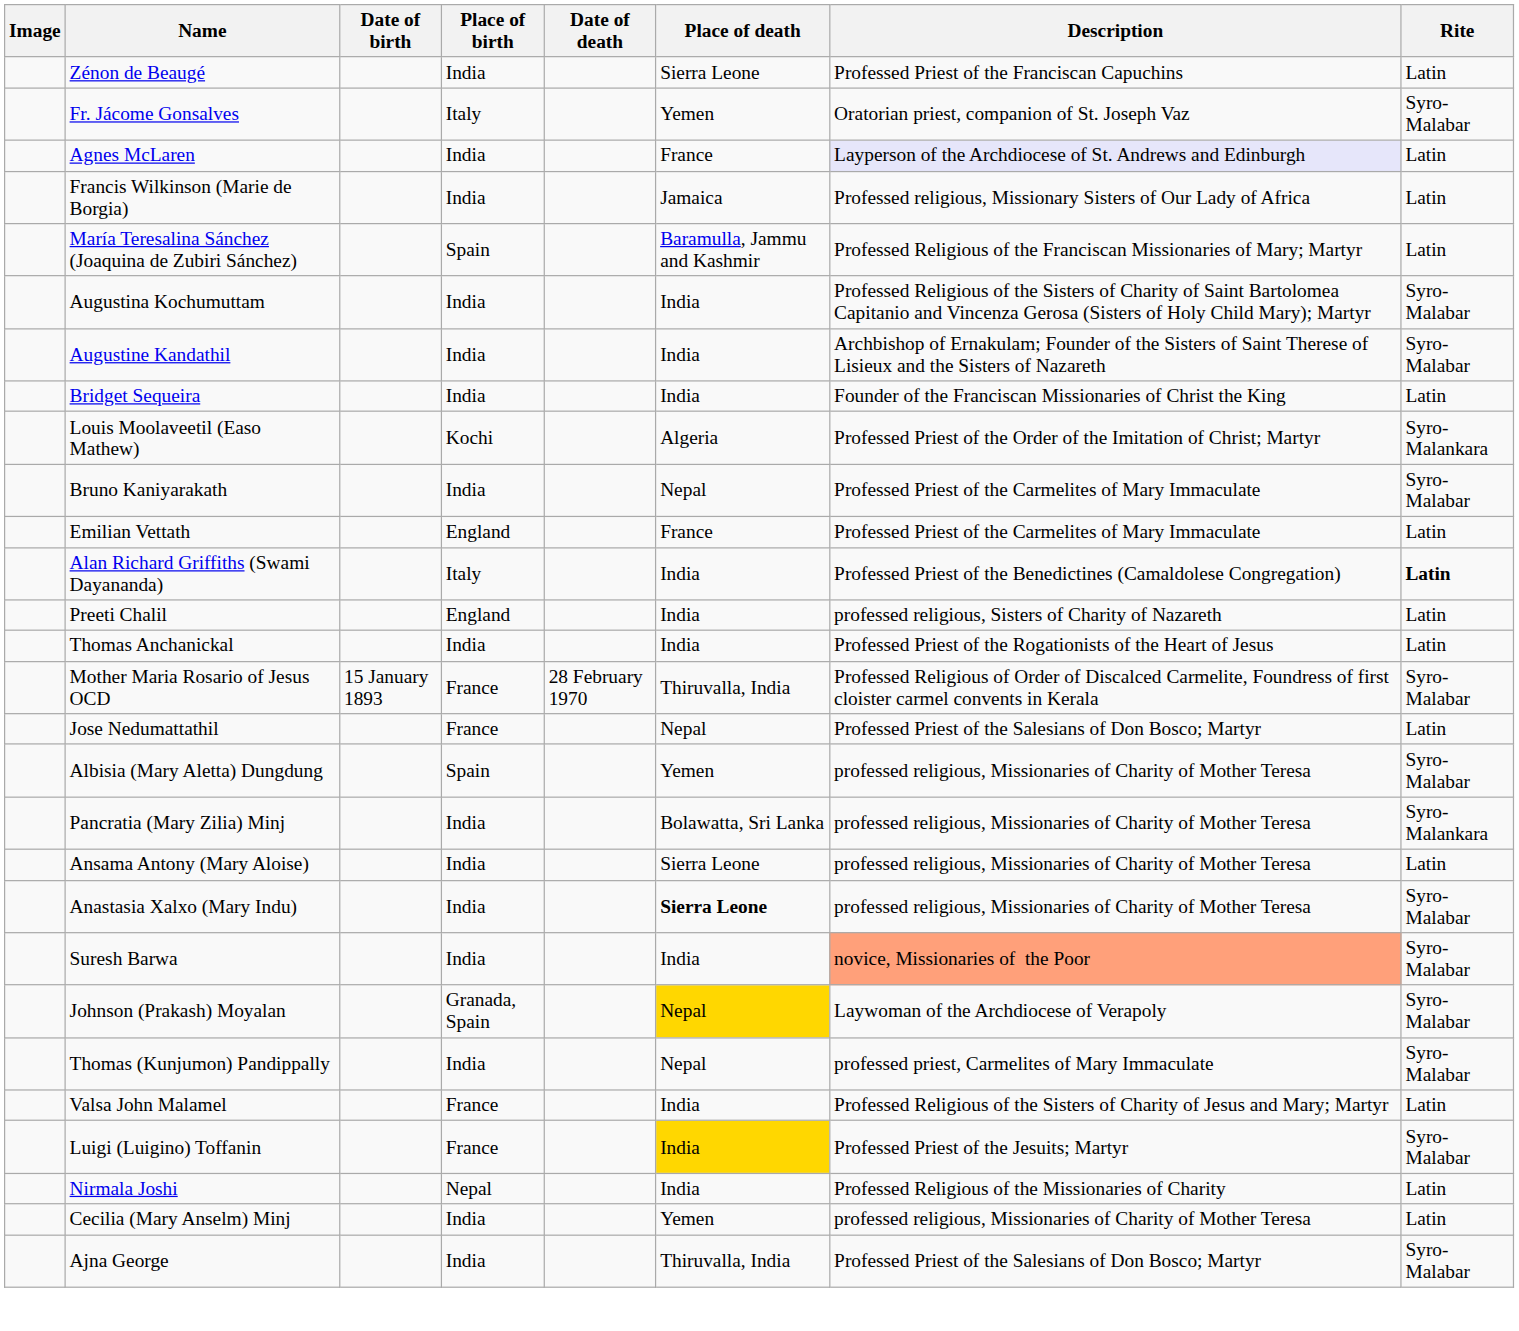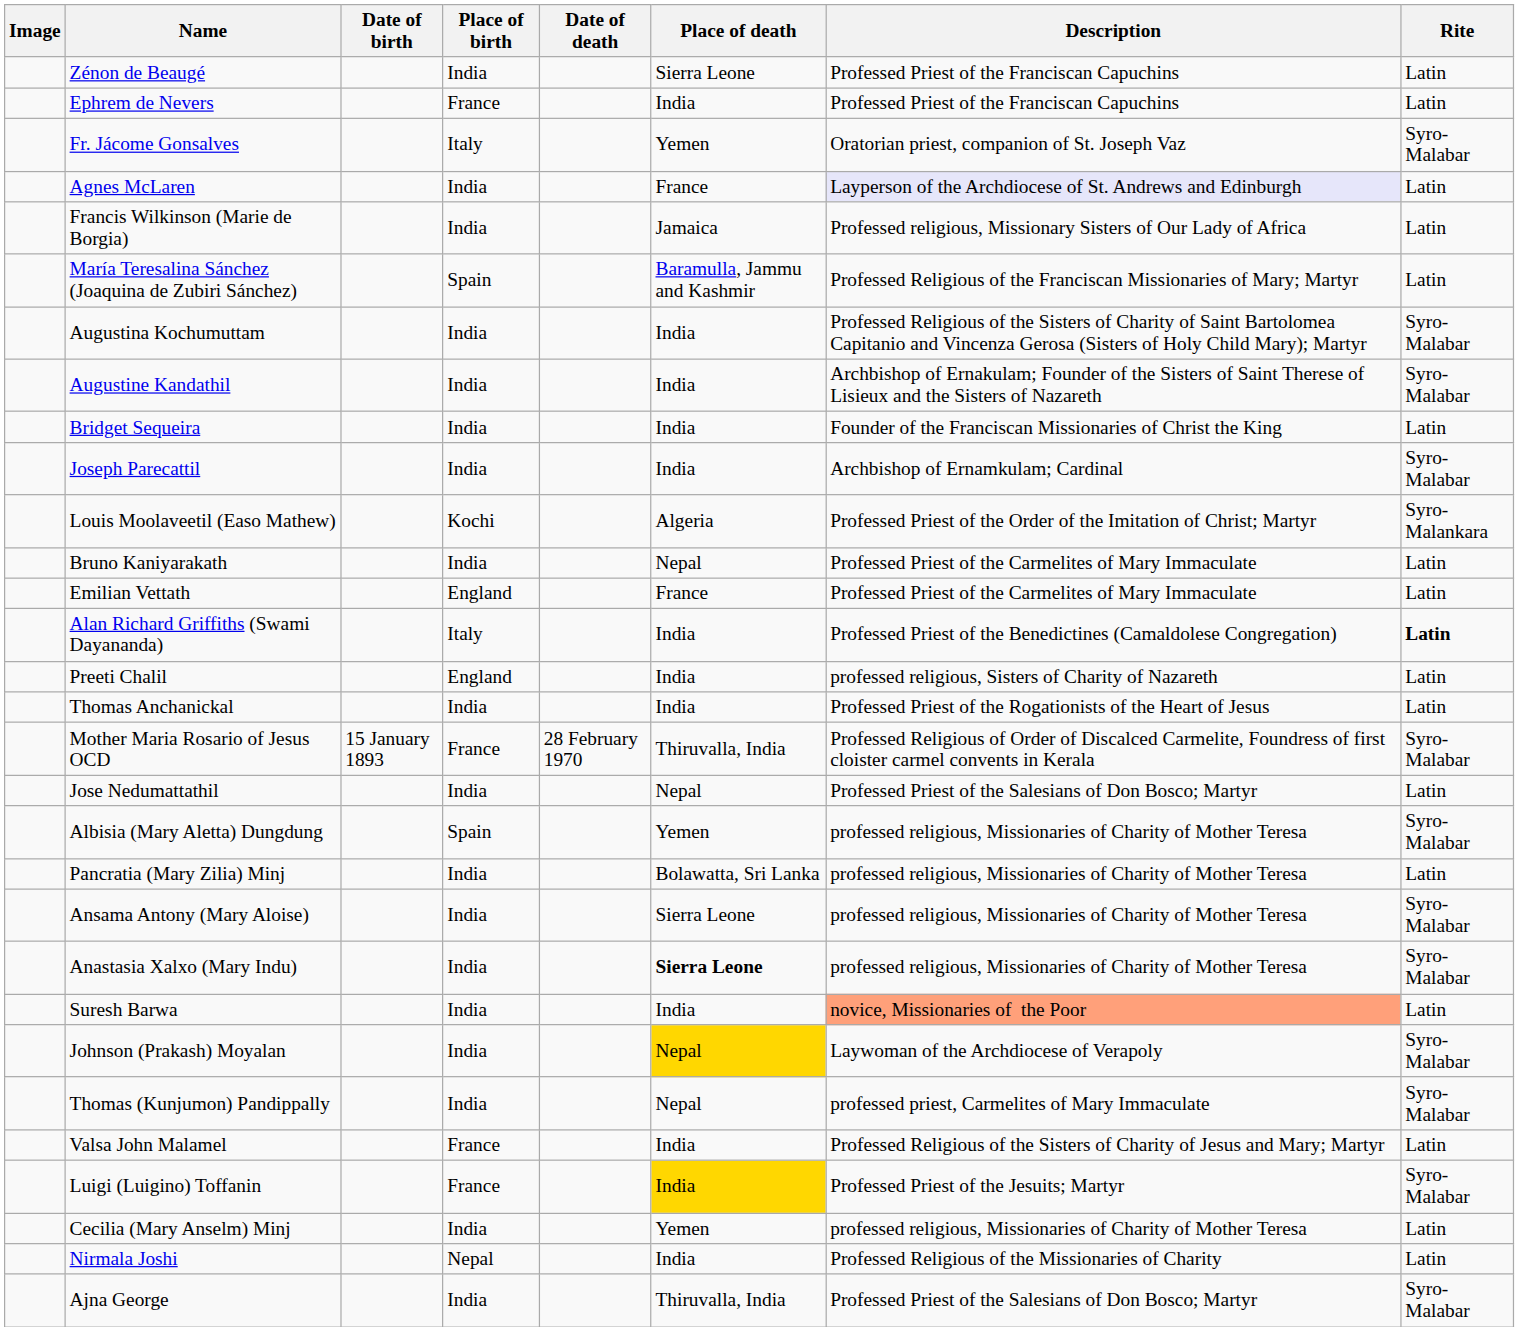+ row: (142, 103)
+ row: (135, 468)
(1438, 490) Syro-Malabar -> (1426, 562) Latin
(472, 728) France -> (467, 790) India
(1447, 822) Syro-Malankara -> (1426, 873) Latin
(1426, 864) Latin -> (1438, 915) Syro-Malabar
(1438, 958) Syro-Malabar -> (1426, 1009) Latin
(481, 1011) Granada, Spain -> (467, 1050) India
rows swapped: (124, 1188) <-> (180, 1219)
